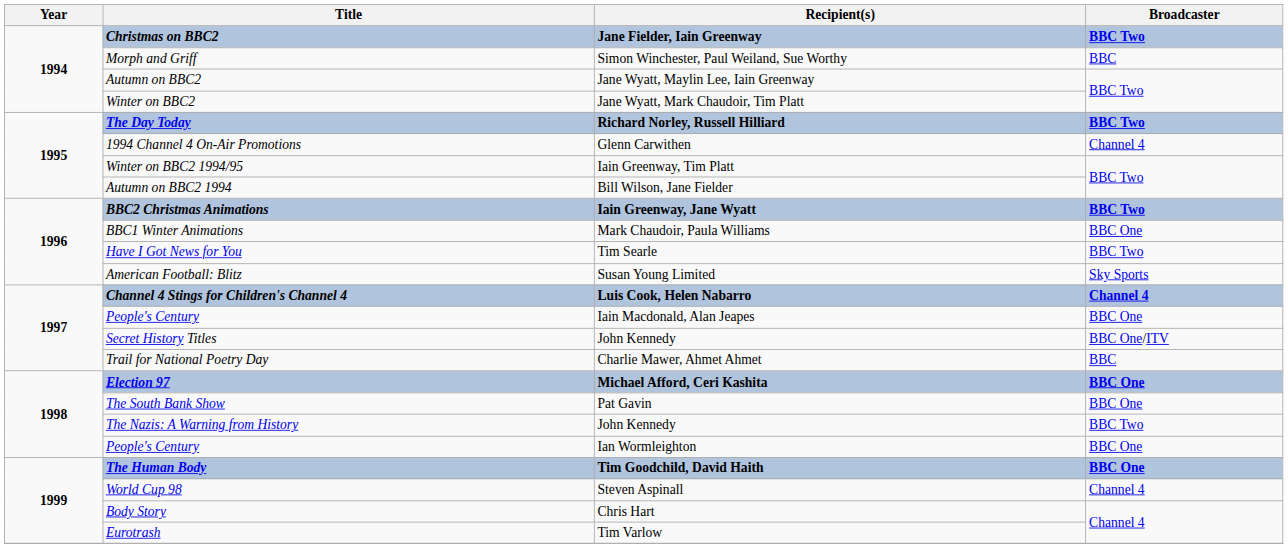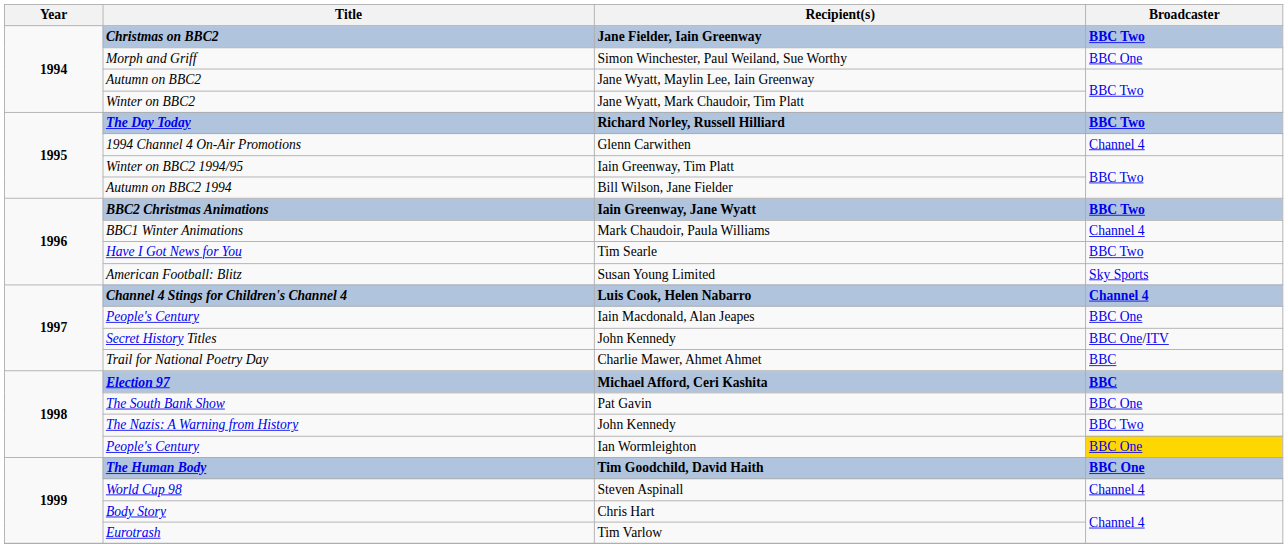(1103, 58) BBC -> (1116, 58) BBC One
(1116, 230) BBC One -> (1117, 230) Channel 4
(1117, 381) BBC One -> (1103, 381) BBC
(1116, 446) no background -> (1116, 446) gold background
